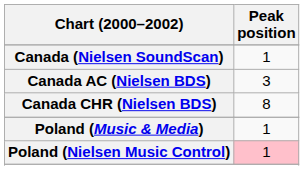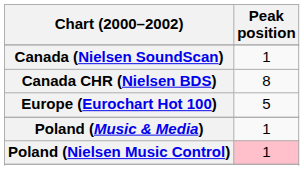- row: (119, 81)
+ row: (119, 104)
